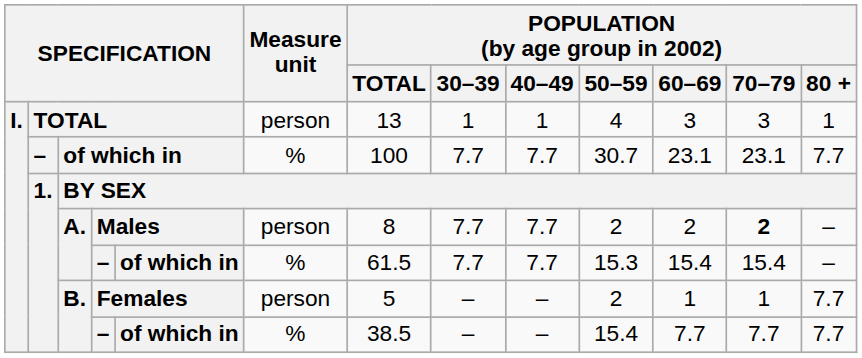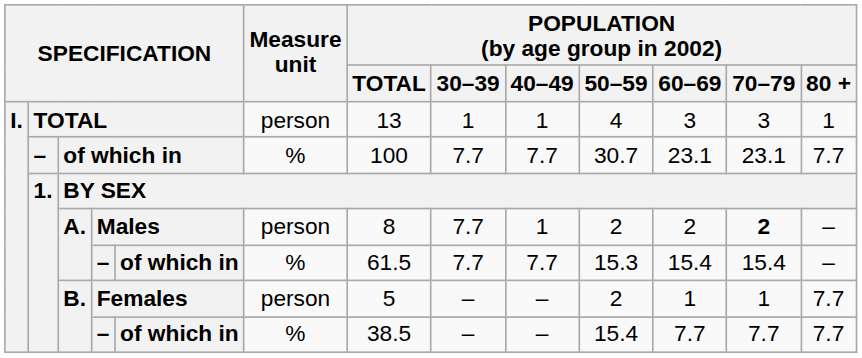(542, 226) 7.7 -> (542, 226) 1
